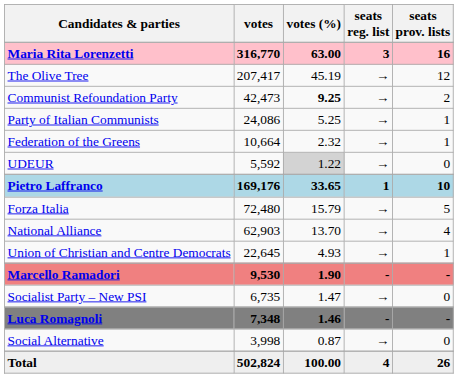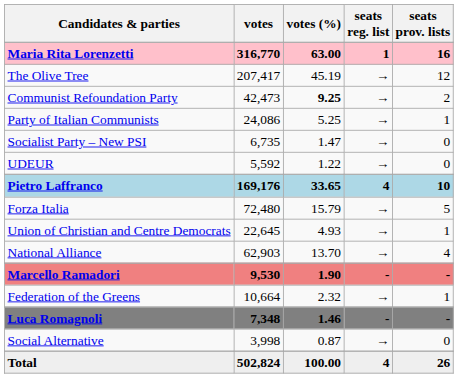(386, 53) 3 -> (386, 53) 1
rows swapped: (74, 141) <-> (77, 296)
(329, 163) lightgrey background -> (329, 163) no background
(386, 185) 1 -> (386, 185) 4
rows swapped: (54, 230) <-> (119, 252)
